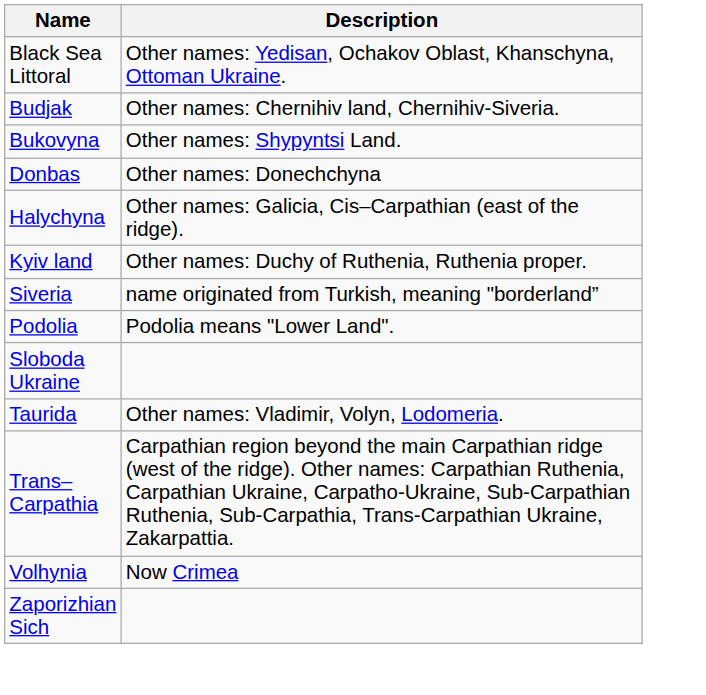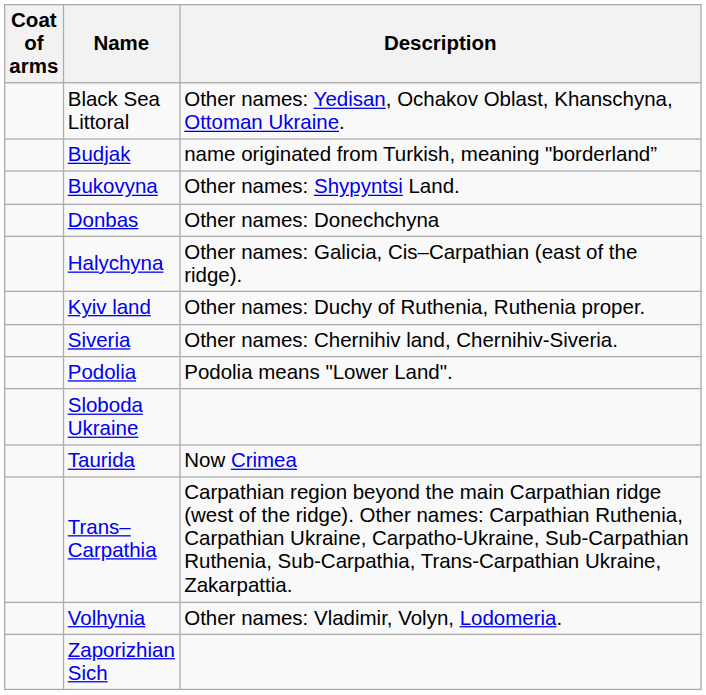+ column: (34, 43)
(343, 108) Other names: Chernihiv land, Chernihiv-Siveria. -> (421, 154) name originated from Turkish, meaning "borderland”
(362, 294) name originated from Turkish, meaning "borderland” -> (401, 340) Other names: Chernihiv land, Chernihiv-Siveria.
(315, 414) Other names: Vladimir, Volyn, Lodomeria. -> (241, 460) Now Crimea
(182, 571) Now Crimea -> (373, 617) Other names: Vladimir, Volyn, Lodomeria.
